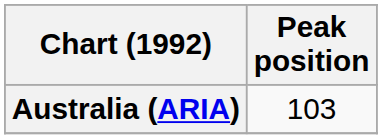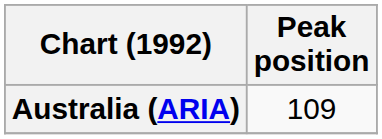(312, 108) 103 -> (312, 108) 109
